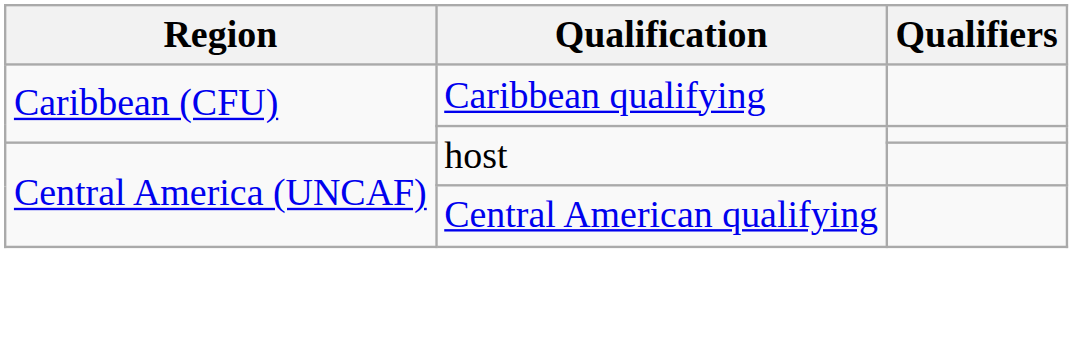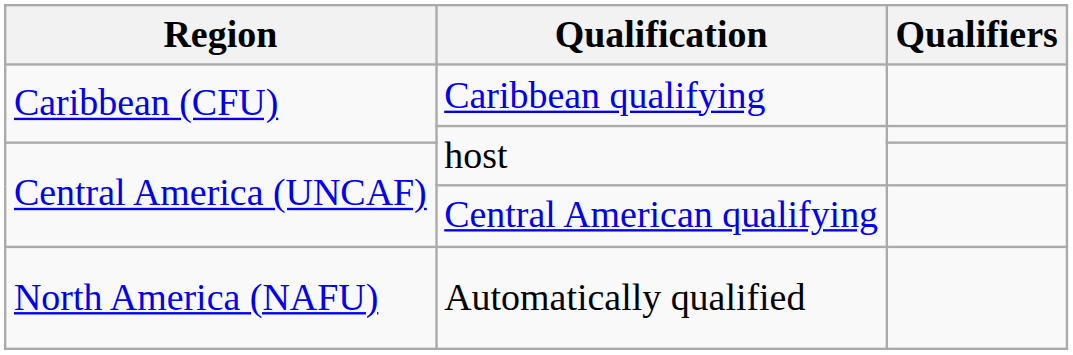+ row: (196, 296)
